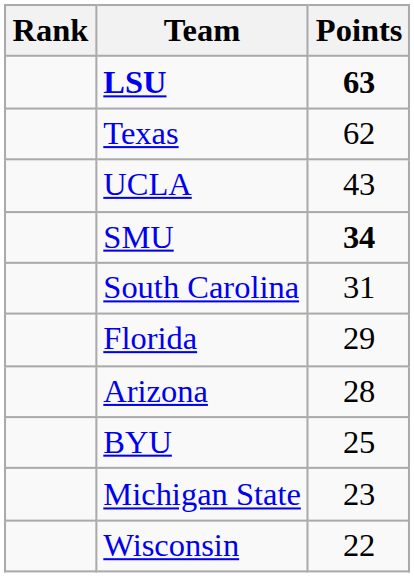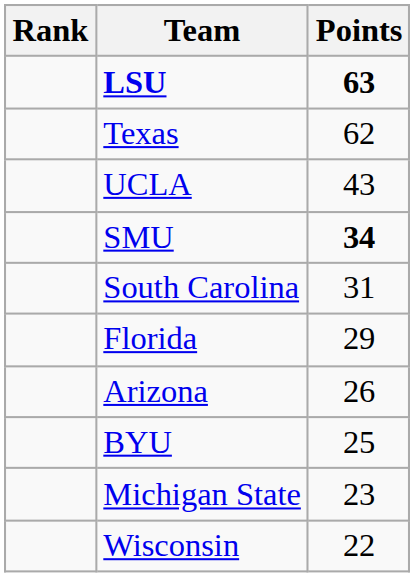(359, 390) 28 -> (359, 390) 26
